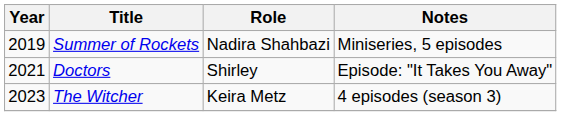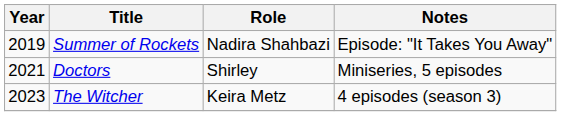(420, 44) Miniseries, 5 episodes -> (445, 44) Episode: "It Takes You Away"
(445, 70) Episode: "It Takes You Away" -> (420, 70) Miniseries, 5 episodes
